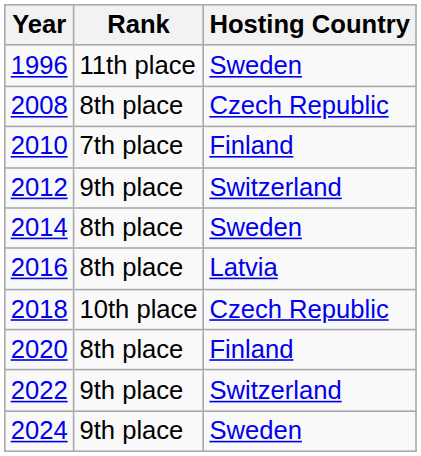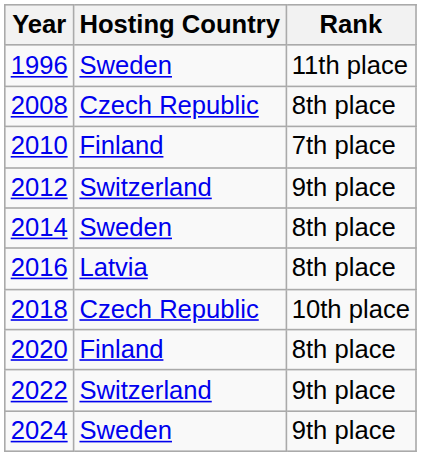columns swapped: (310, 24) <-> (139, 24)
